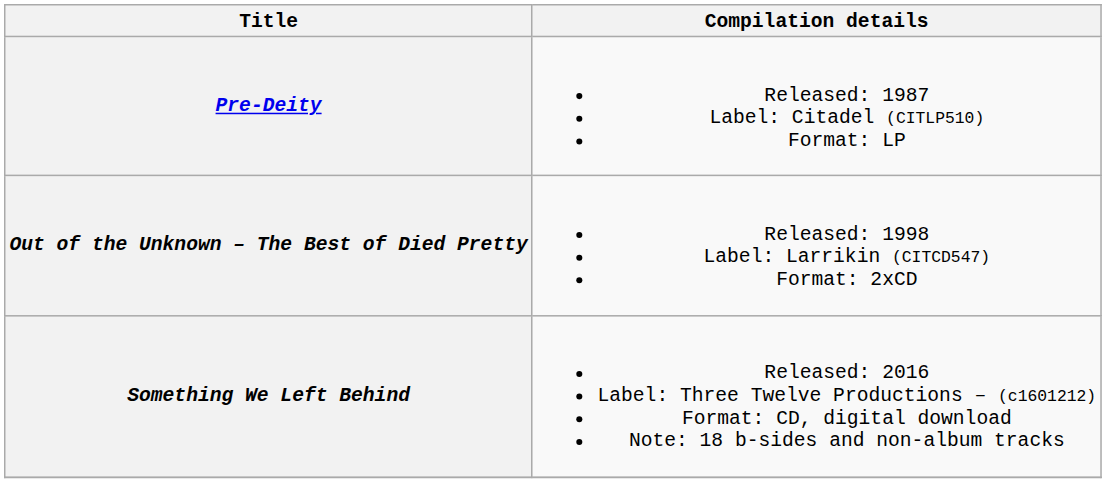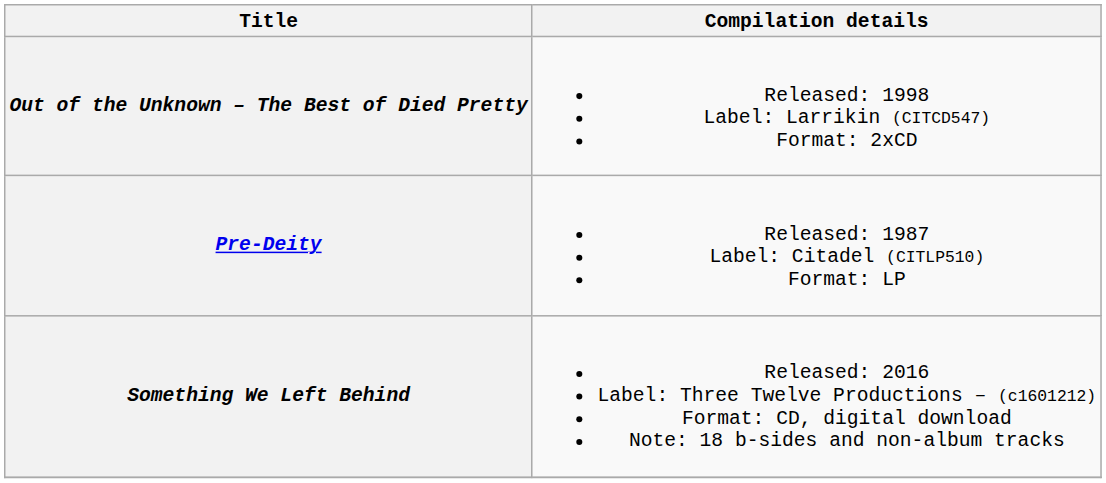rows swapped: (269, 106) <-> (269, 246)
